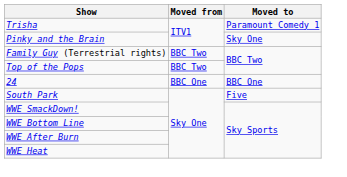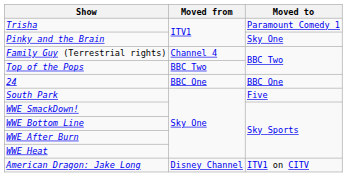(189, 53) BBC Two -> (194, 53) Channel 4
+ row: (74, 165)
